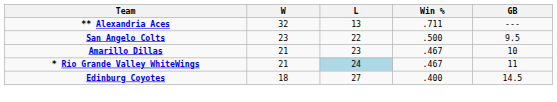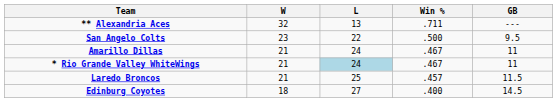(356, 51) 23 -> (356, 51) 24
(512, 51) 10 -> (512, 51) 11
+ row: (126, 78)
